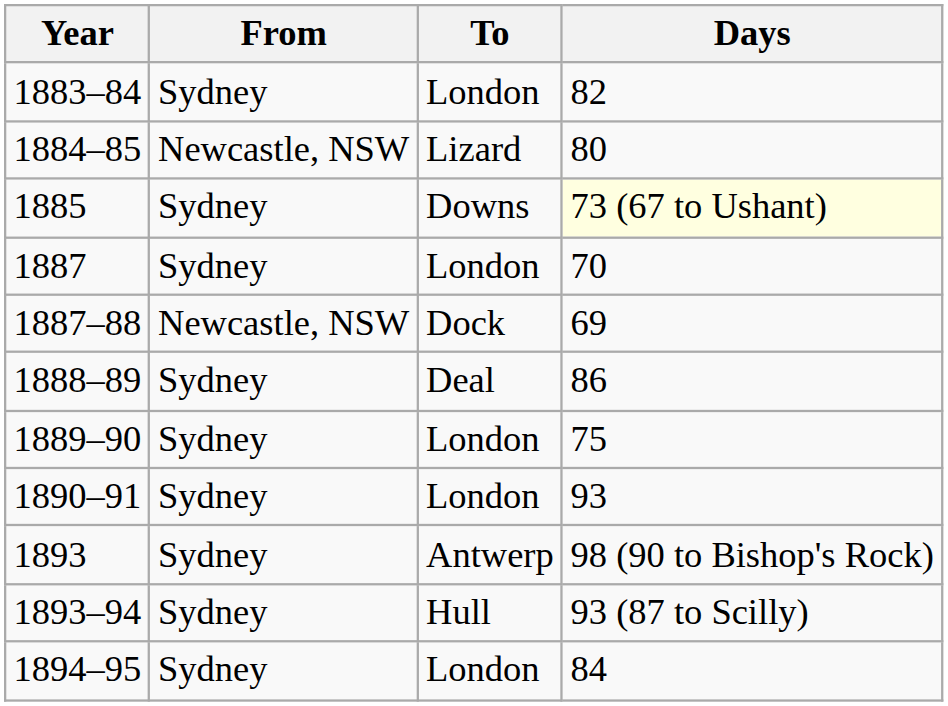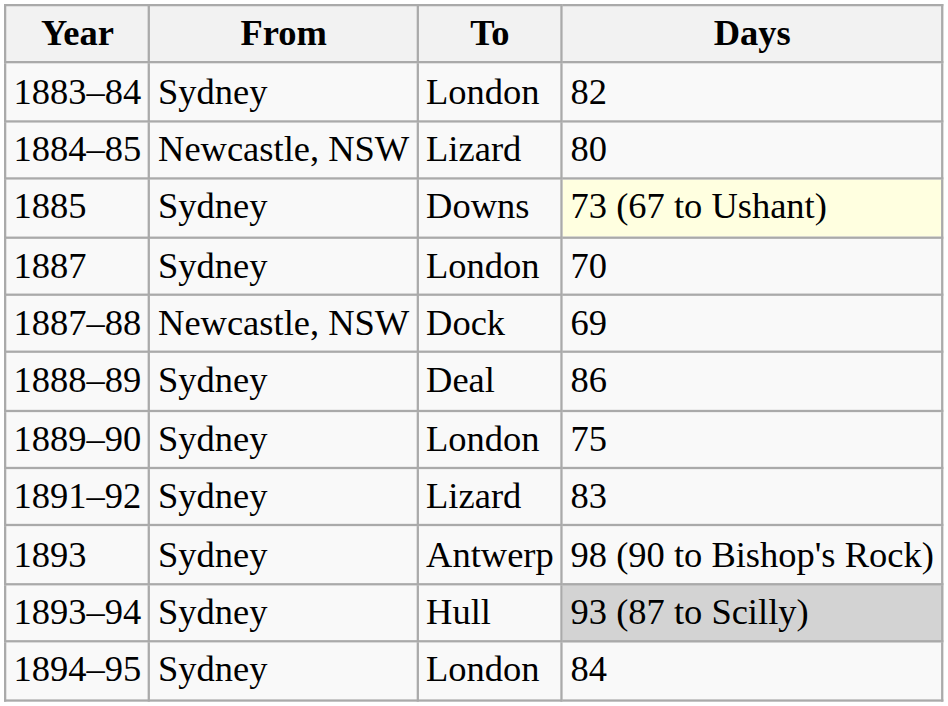- row: (77, 496)
+ row: (77, 496)
(690, 611) no background -> (690, 611) lightgrey background
